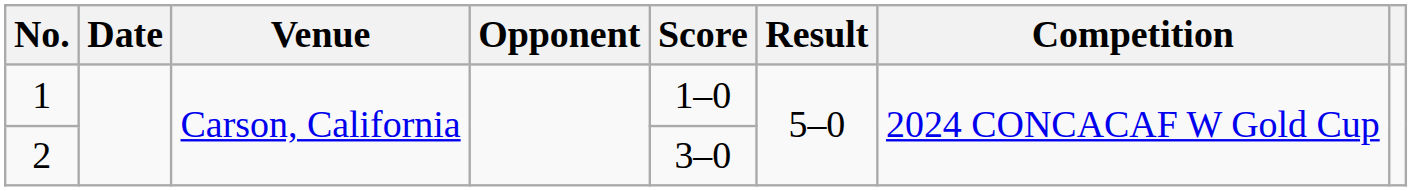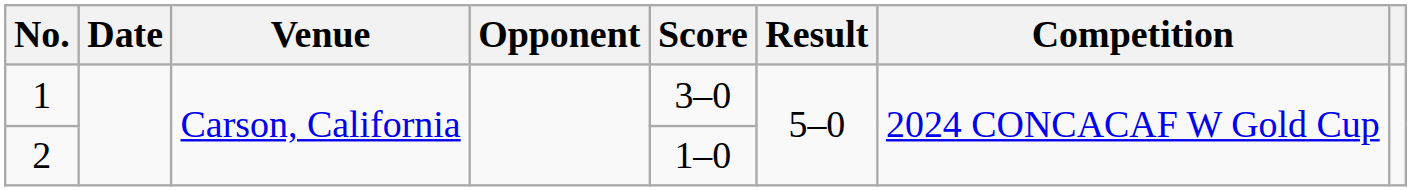(703, 94) 1–0 -> (703, 94) 3–0
(703, 154) 3–0 -> (703, 154) 1–0
